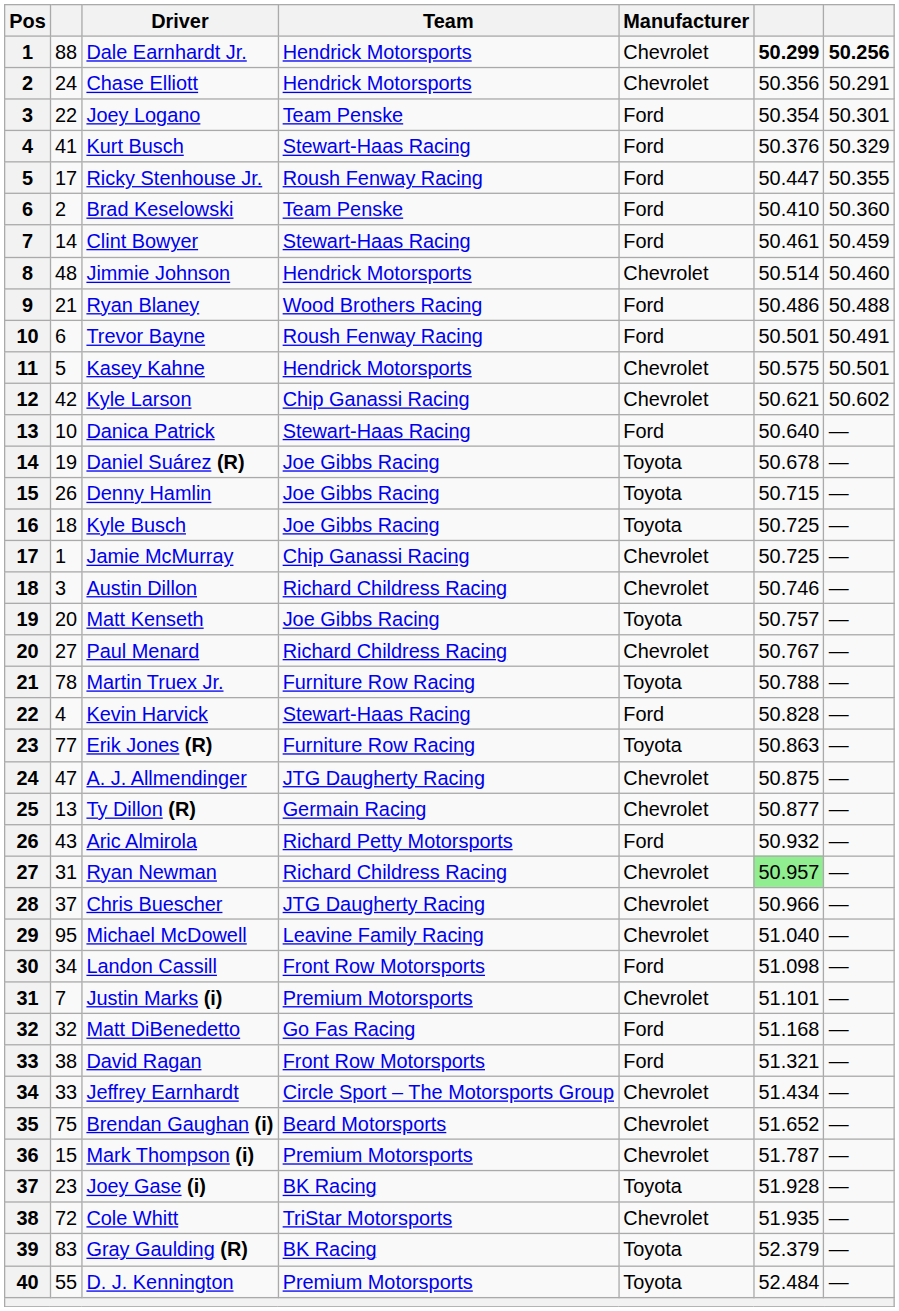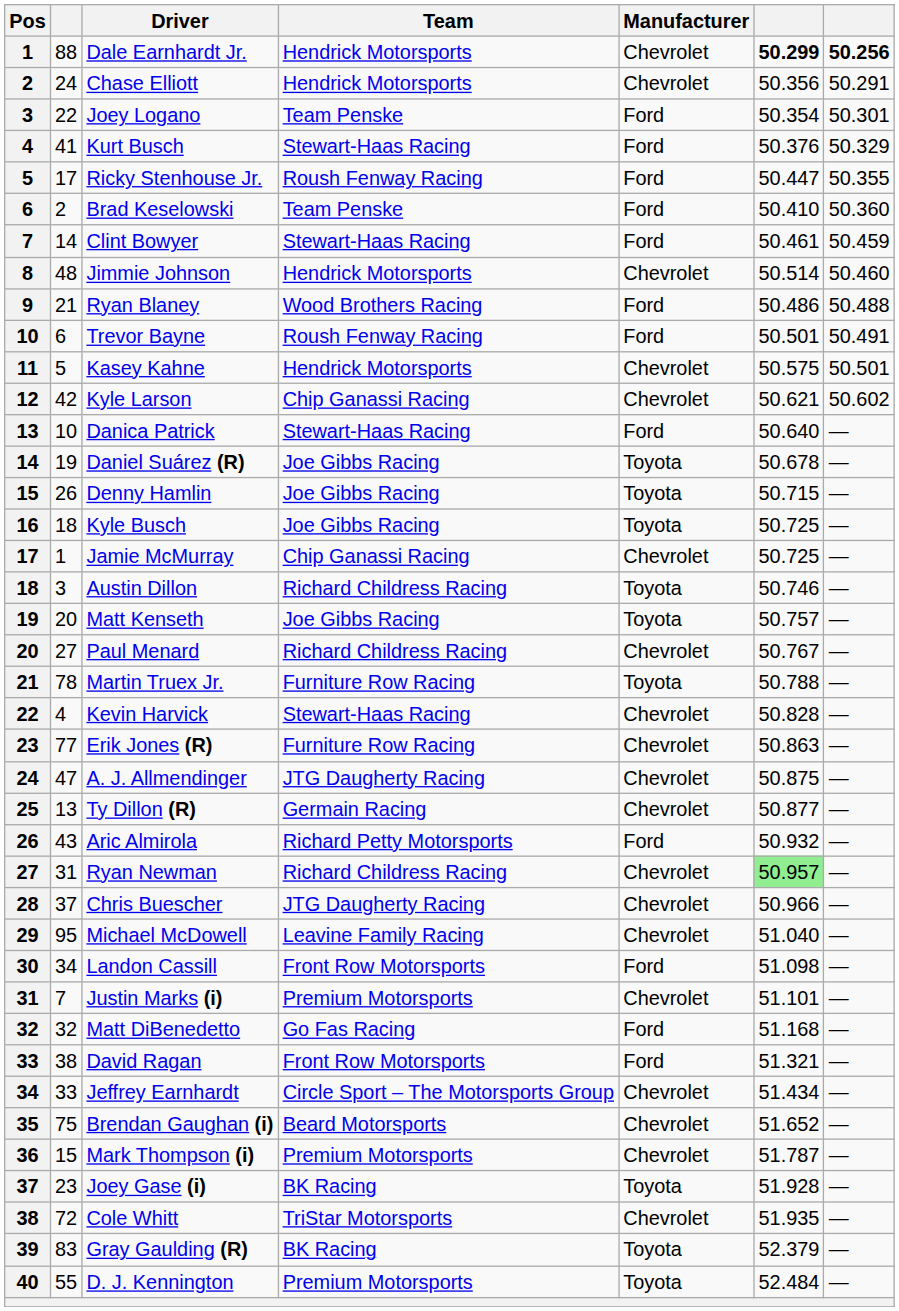(666, 588) Chevrolet -> (653, 588) Toyota
(644, 714) Ford -> (666, 714) Chevrolet
(653, 746) Toyota -> (666, 746) Chevrolet
